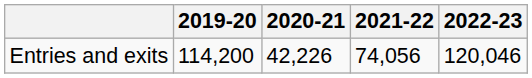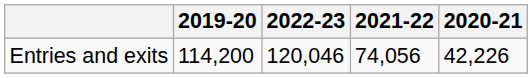columns swapped: (306, 21) <-> (483, 21)
